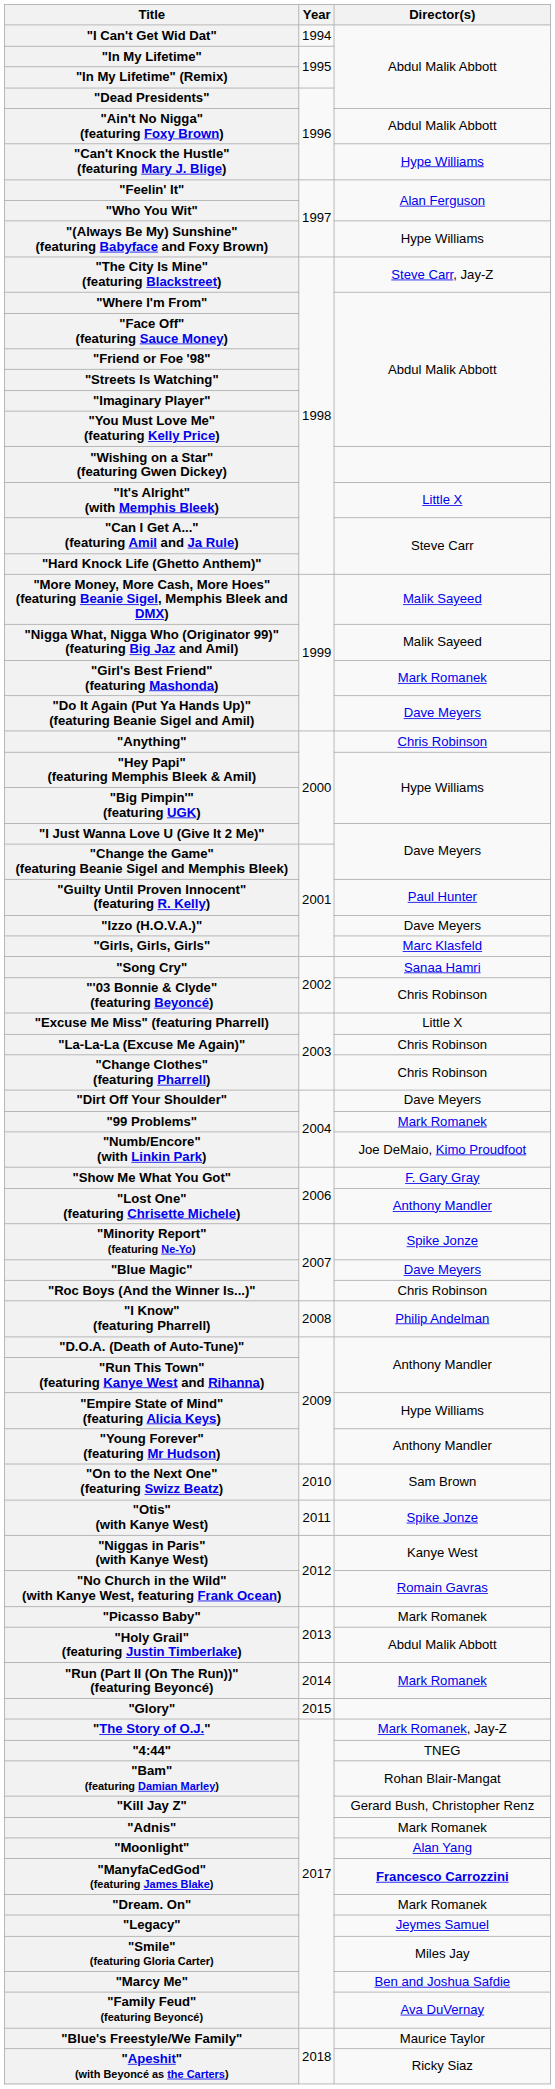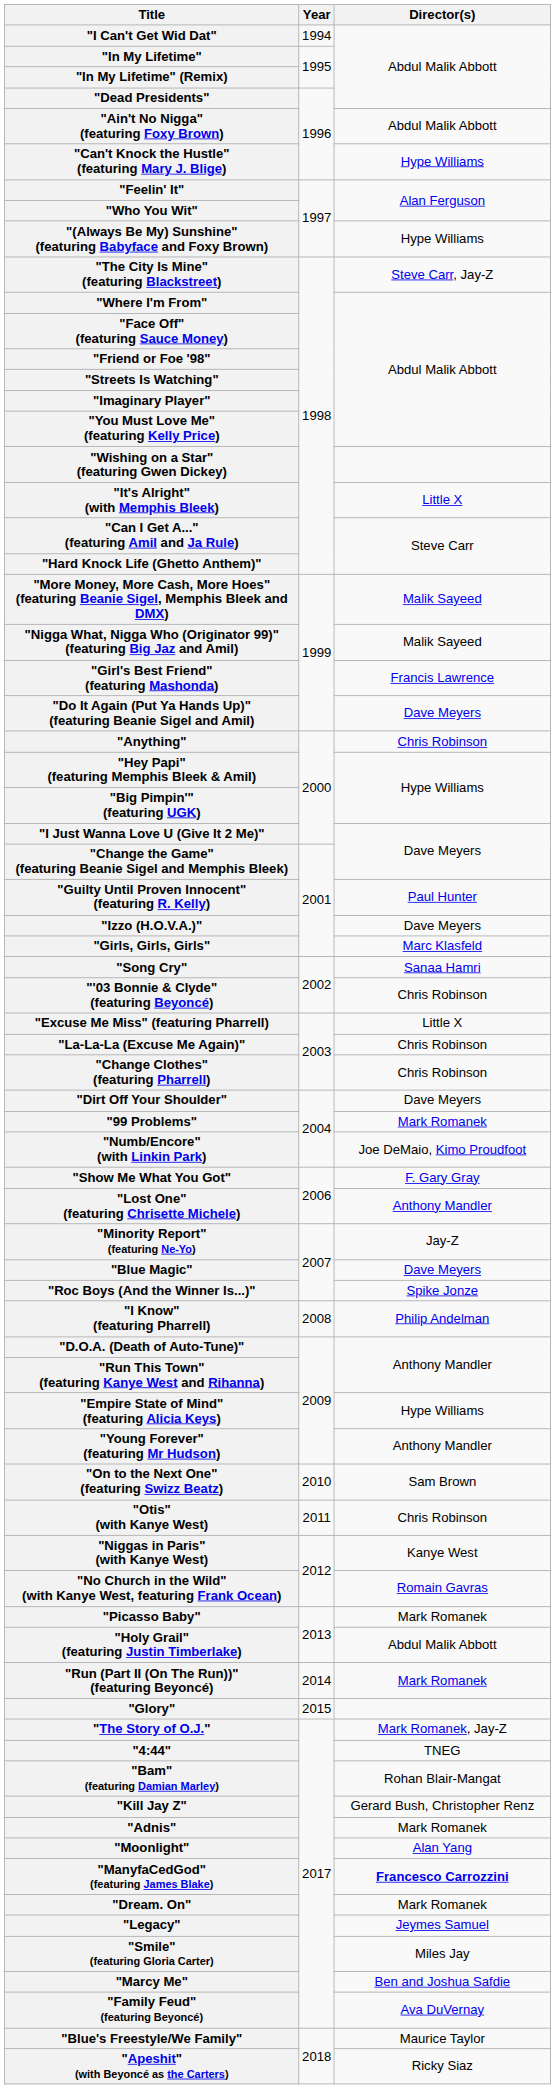(442, 677) Mark Romanek -> (442, 677) Francis Lawrence
(442, 1241) Spike Jonze -> (442, 1241) Jay-Z
(442, 1290) Chris Robinson -> (442, 1290) Spike Jonze
(442, 1517) Spike Jonze -> (442, 1517) Chris Robinson
